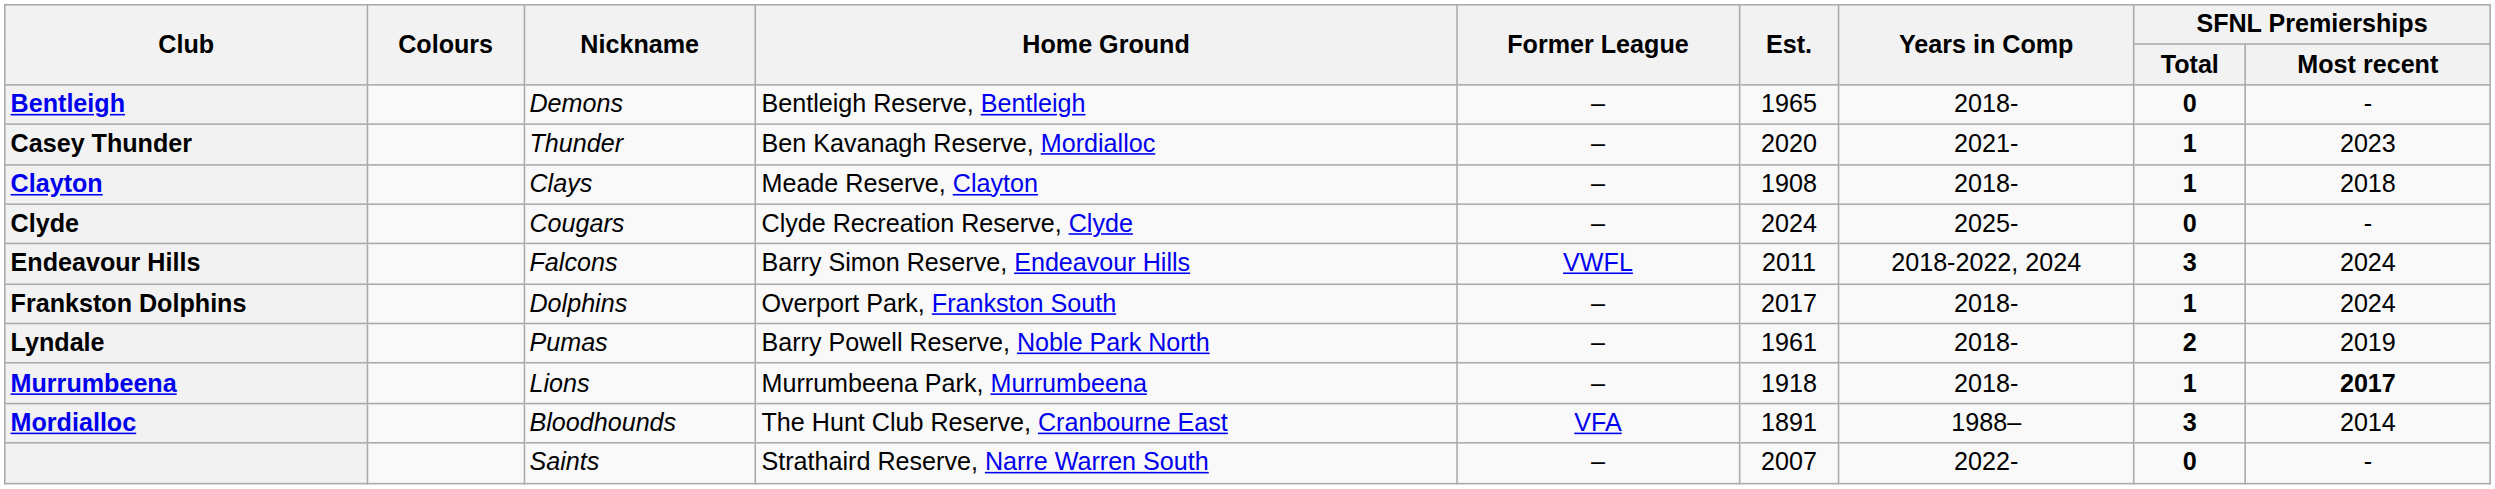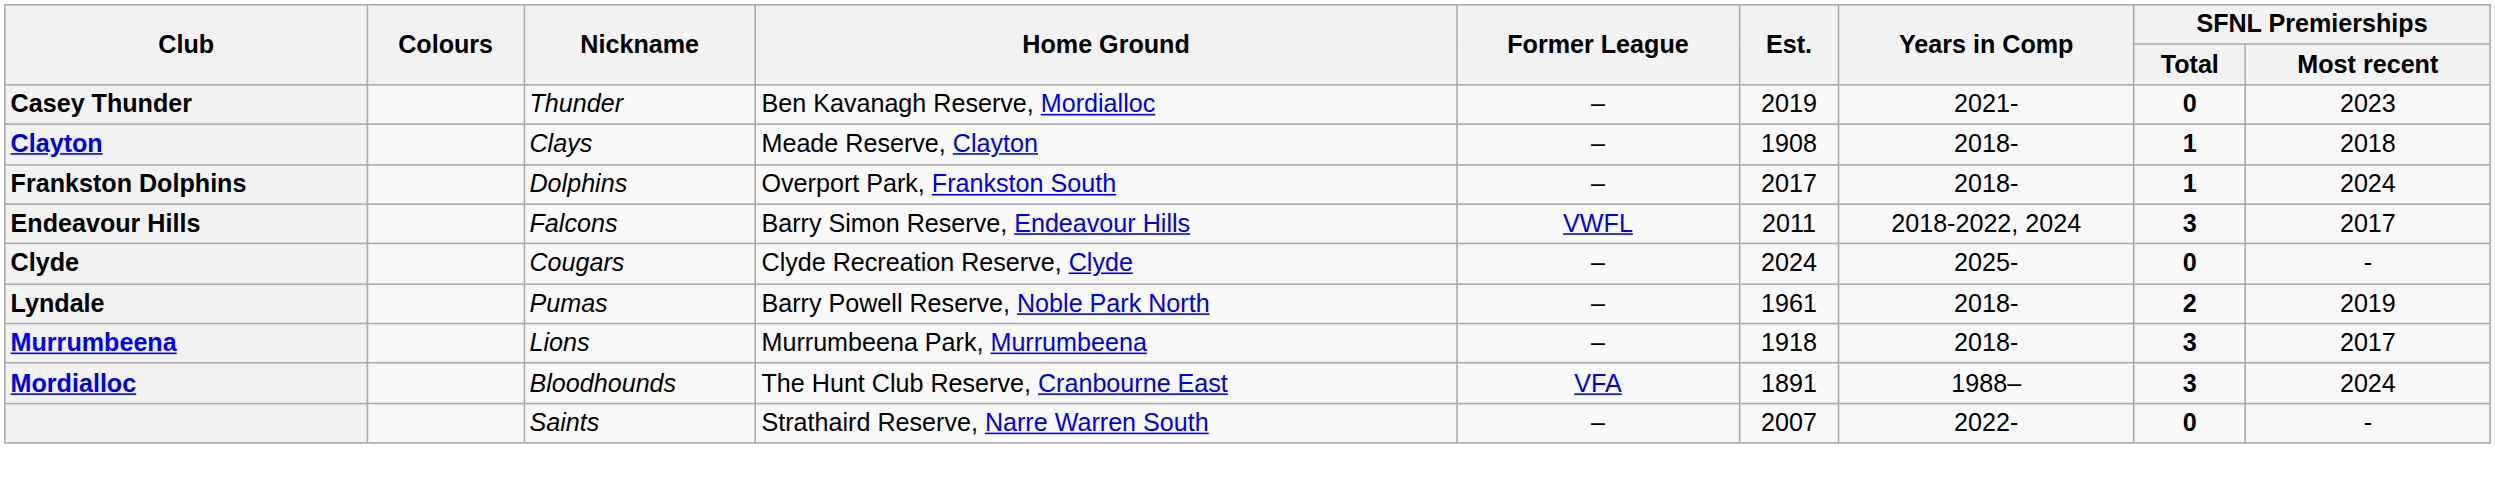- row: (68, 104)
(1789, 143) 2020 -> (1789, 104) 2019
(2190, 143) 1 -> (2190, 104) 0
rows swapped: (45, 223) <-> (129, 303)
(2368, 263) 2024 -> (2368, 223) 2017
(2190, 382) 1 -> (2190, 343) 3
(2368, 382) bold -> (2368, 343) normal
(2368, 422) 2014 -> (2368, 382) 2024
